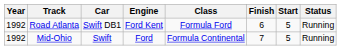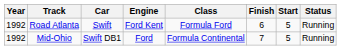(102, 25) Swift DB1 -> (102, 25) Swift
(102, 39) Swift -> (102, 39) Swift DB1
